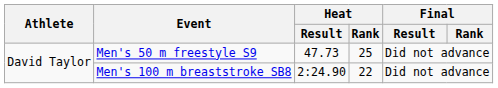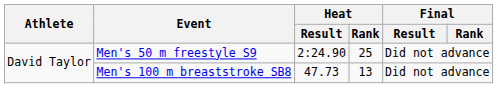(322, 53) 47.73 -> (322, 53) 2:24.90
(322, 72) 2:24.90 -> (322, 72) 47.73
(365, 72) 22 -> (365, 72) 13
